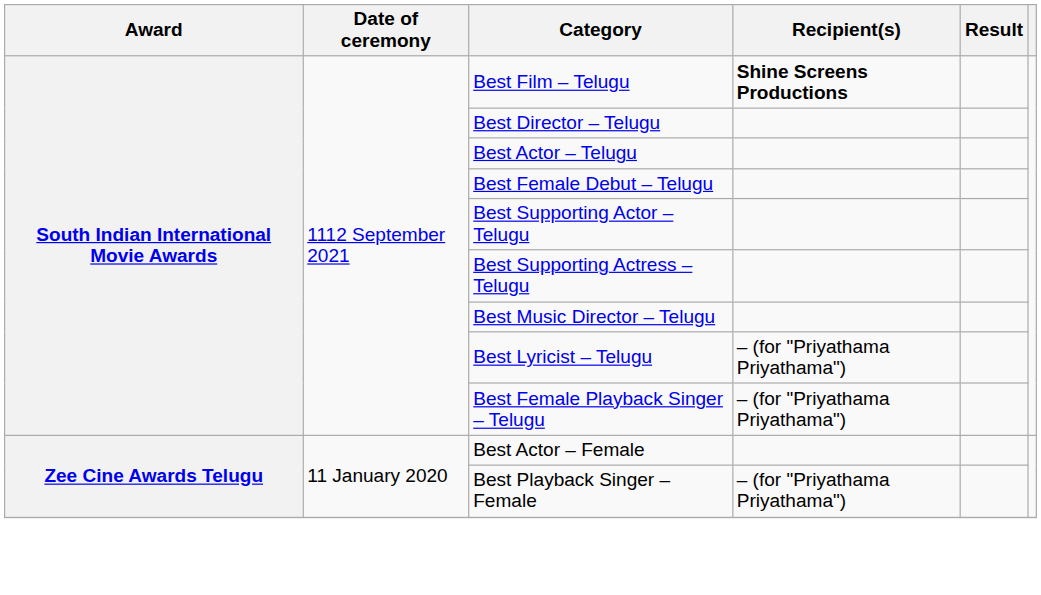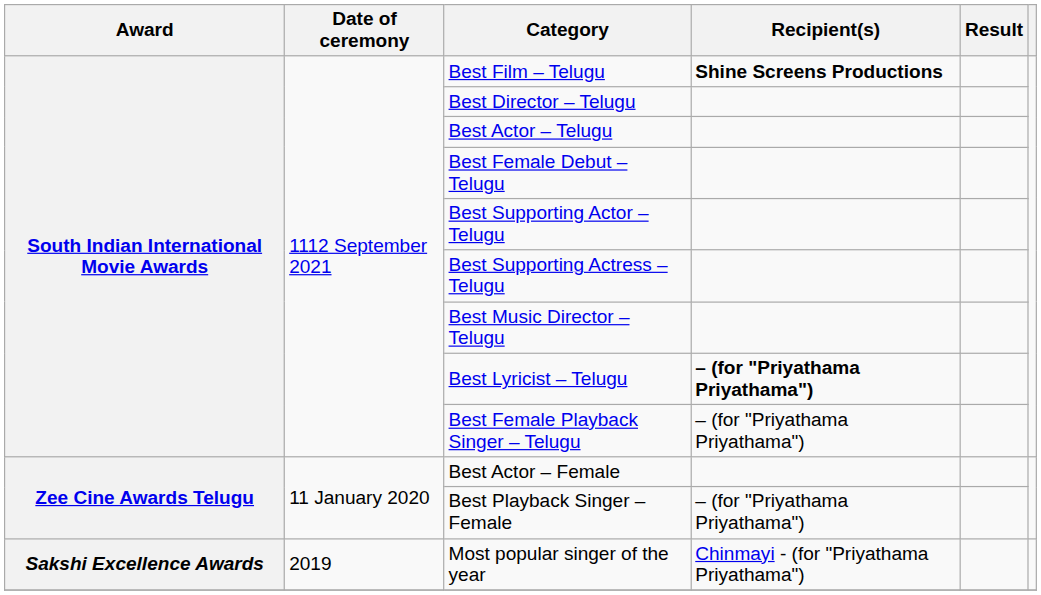(813, 357) normal -> (778, 378) bold
+ row: (559, 564)
